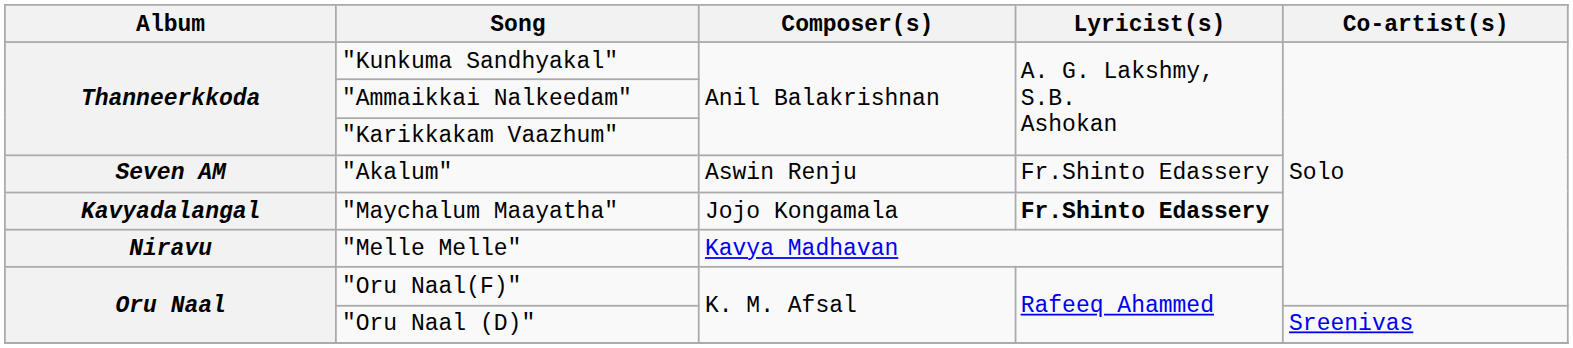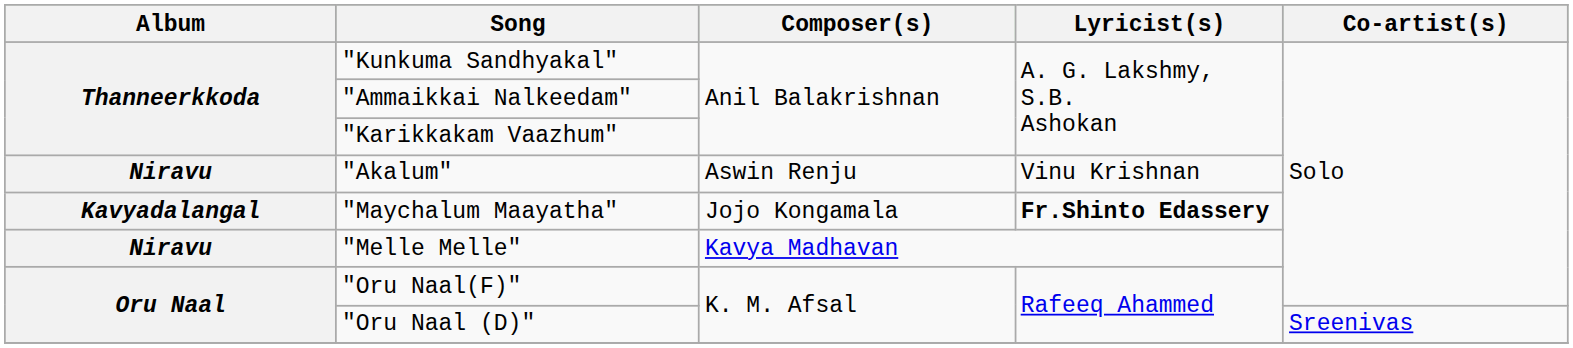(171, 174) Seven AM -> (171, 174) Niravu
(1145, 174) Fr.Shinto Edassery -> (1110, 174) Vinu Krishnan
